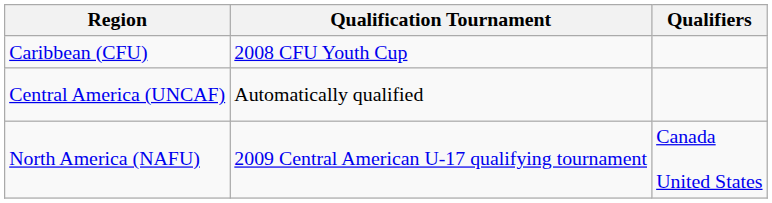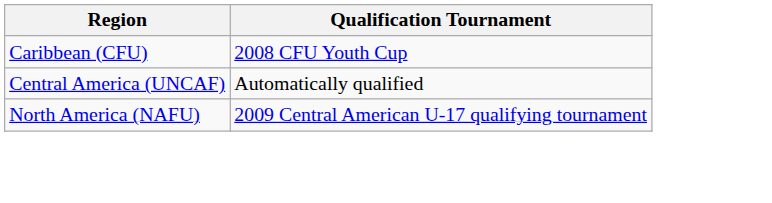- column: (709, 20)
